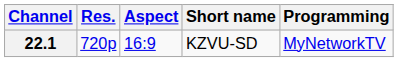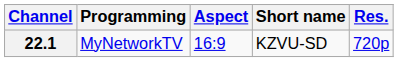columns swapped: (98, 17) <-> (336, 17)
